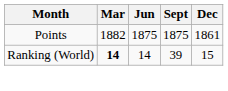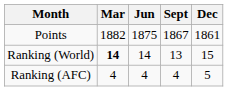(176, 34) 1875 -> (176, 34) 1867
(176, 55) 39 -> (176, 55) 13
+ row: (51, 75)
